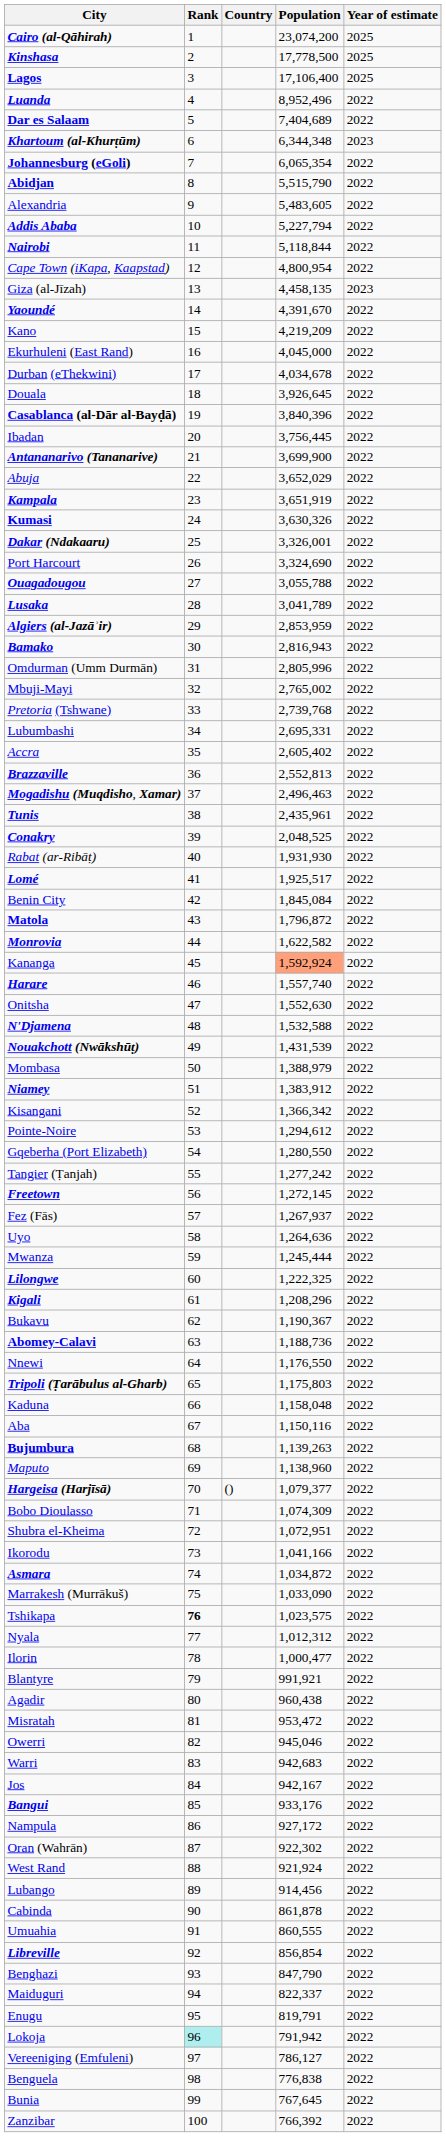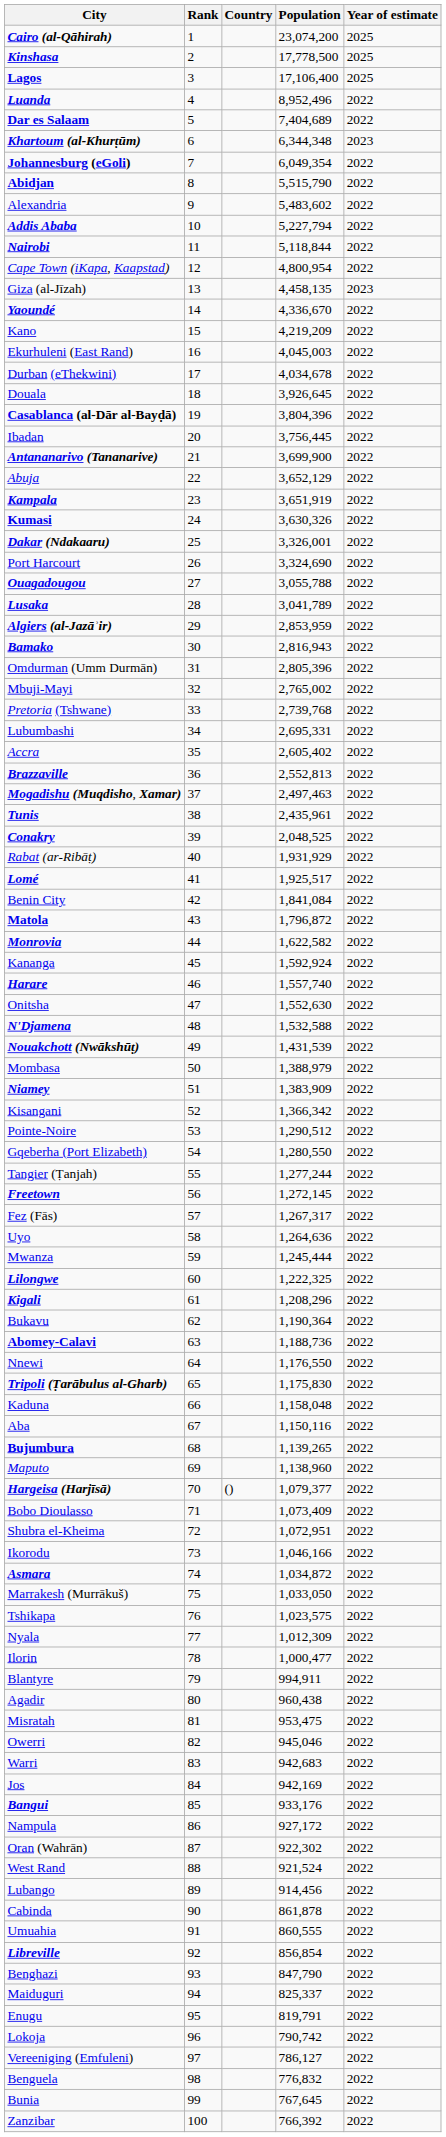(305, 162) 6,065,354 -> (305, 162) 6,049,354
(305, 204) 5,483,605 -> (305, 204) 5,483,602
(305, 309) 4,391,670 -> (305, 309) 4,336,670
(305, 352) 4,045,000 -> (305, 352) 4,045,003
(305, 415) 3,840,396 -> (305, 415) 3,804,396
(305, 478) 3,652,029 -> (305, 478) 3,652,129
(305, 667) 2,805,996 -> (305, 667) 2,805,396
(305, 794) 2,496,463 -> (305, 794) 2,497,463
(305, 857) 1,931,930 -> (305, 857) 1,931,929
(305, 899) 1,845,084 -> (305, 899) 1,841,084
(305, 962) lightsalmon background -> (305, 962) no background
(305, 1089) 1,383,912 -> (305, 1089) 1,383,909
(305, 1131) 1,294,612 -> (305, 1131) 1,290,512
(305, 1173) 1,277,242 -> (305, 1173) 1,277,244
(305, 1215) 1,267,937 -> (305, 1215) 1,267,317
(305, 1320) 1,190,367 -> (305, 1320) 1,190,364
(305, 1384) 1,175,803 -> (305, 1384) 1,175,830
(305, 1447) 1,139,263 -> (305, 1447) 1,139,265
(305, 1510) 1,074,309 -> (305, 1510) 1,073,409
(305, 1552) 1,041,166 -> (305, 1552) 1,046,166
(305, 1594) 1,033,090 -> (305, 1594) 1,033,050
(194, 1615) bold -> (194, 1615) normal
(305, 1636) 1,012,312 -> (305, 1636) 1,012,309
(300, 1678) 991,921 -> (300, 1678) 994,911
(300, 1720) 953,472 -> (300, 1720) 953,475
(300, 1784) 942,167 -> (300, 1784) 942,169
(300, 1868) 921,924 -> (300, 1868) 921,524
(300, 1994) 822,337 -> (300, 1994) 825,337
(194, 2036) paleturquoise background -> (194, 2036) no background
(300, 2036) 791,942 -> (300, 2036) 790,742
(300, 2079) 776,838 -> (300, 2079) 776,832
